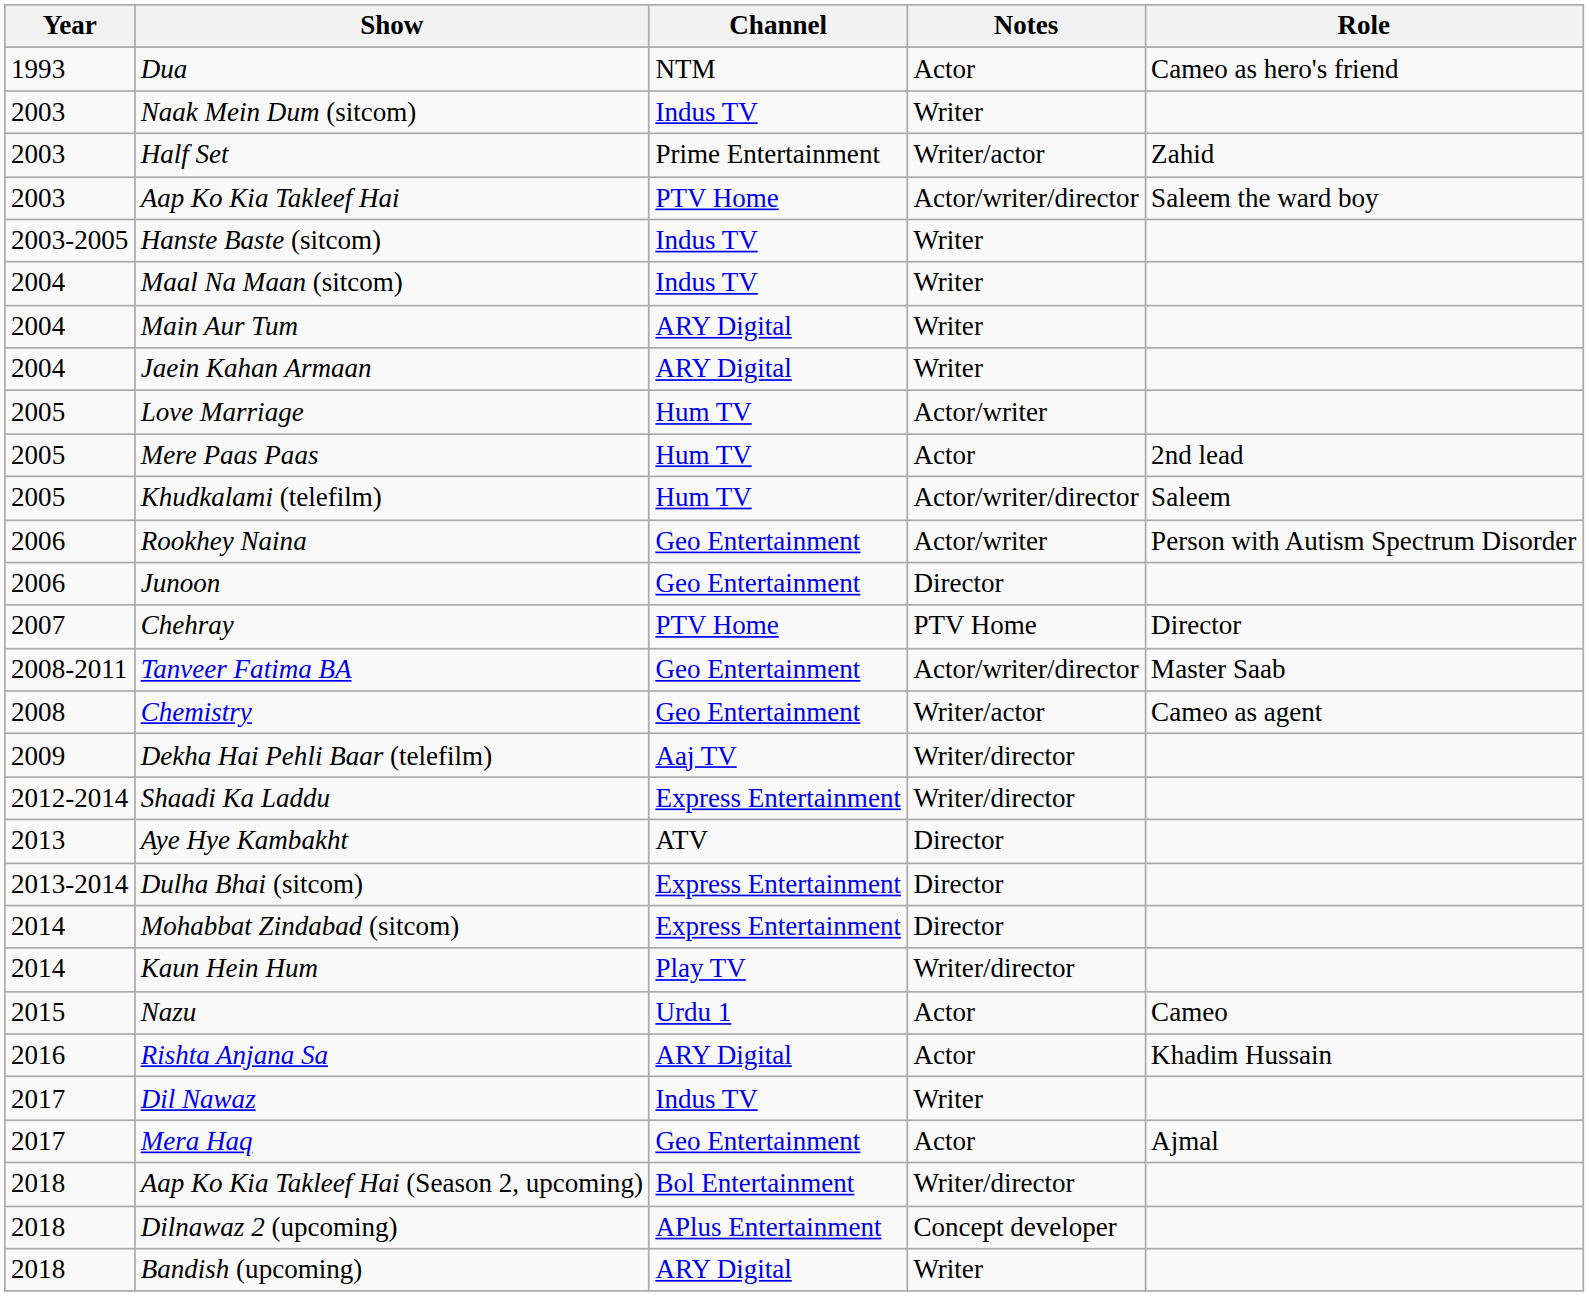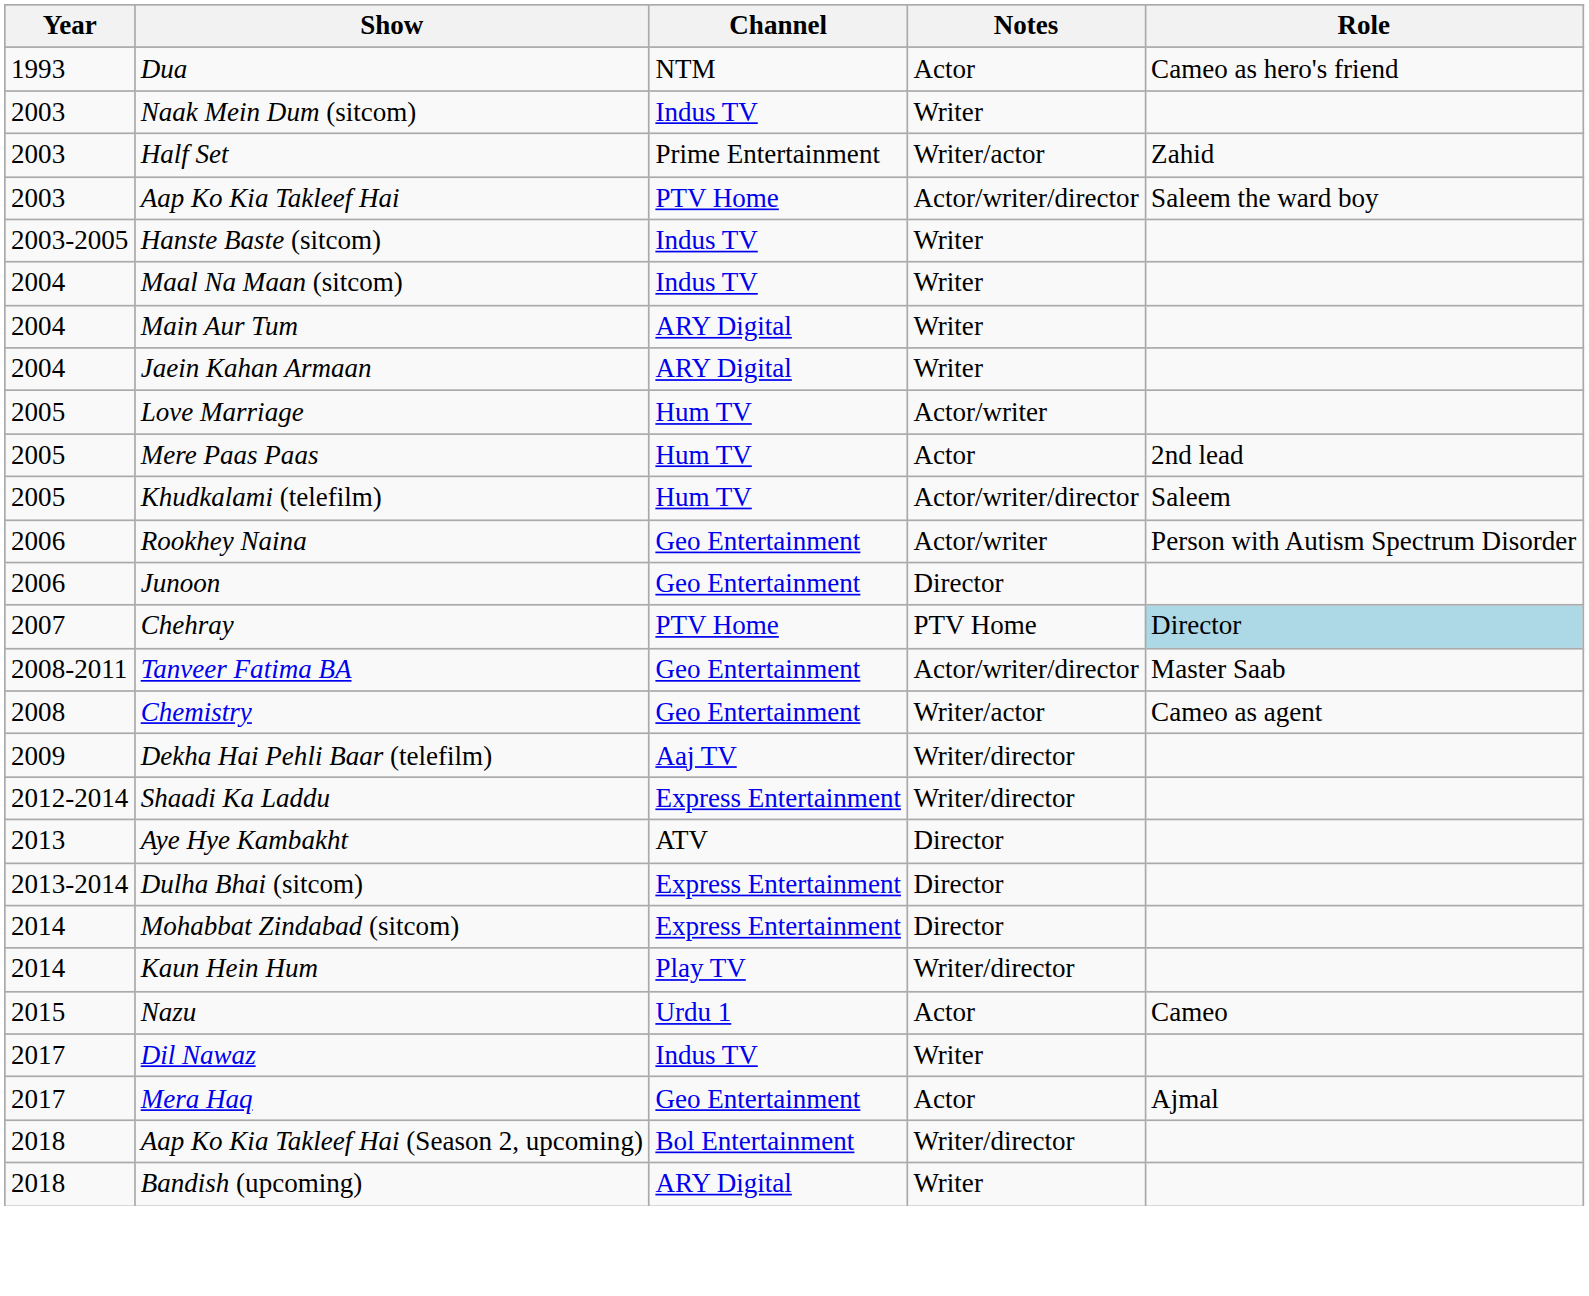(1196, 626) no background -> (1196, 626) lightblue background
- row: (234, 1055)
- row: (269, 1226)
